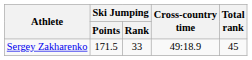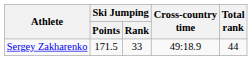(233, 47) 45 -> (233, 47) 44
